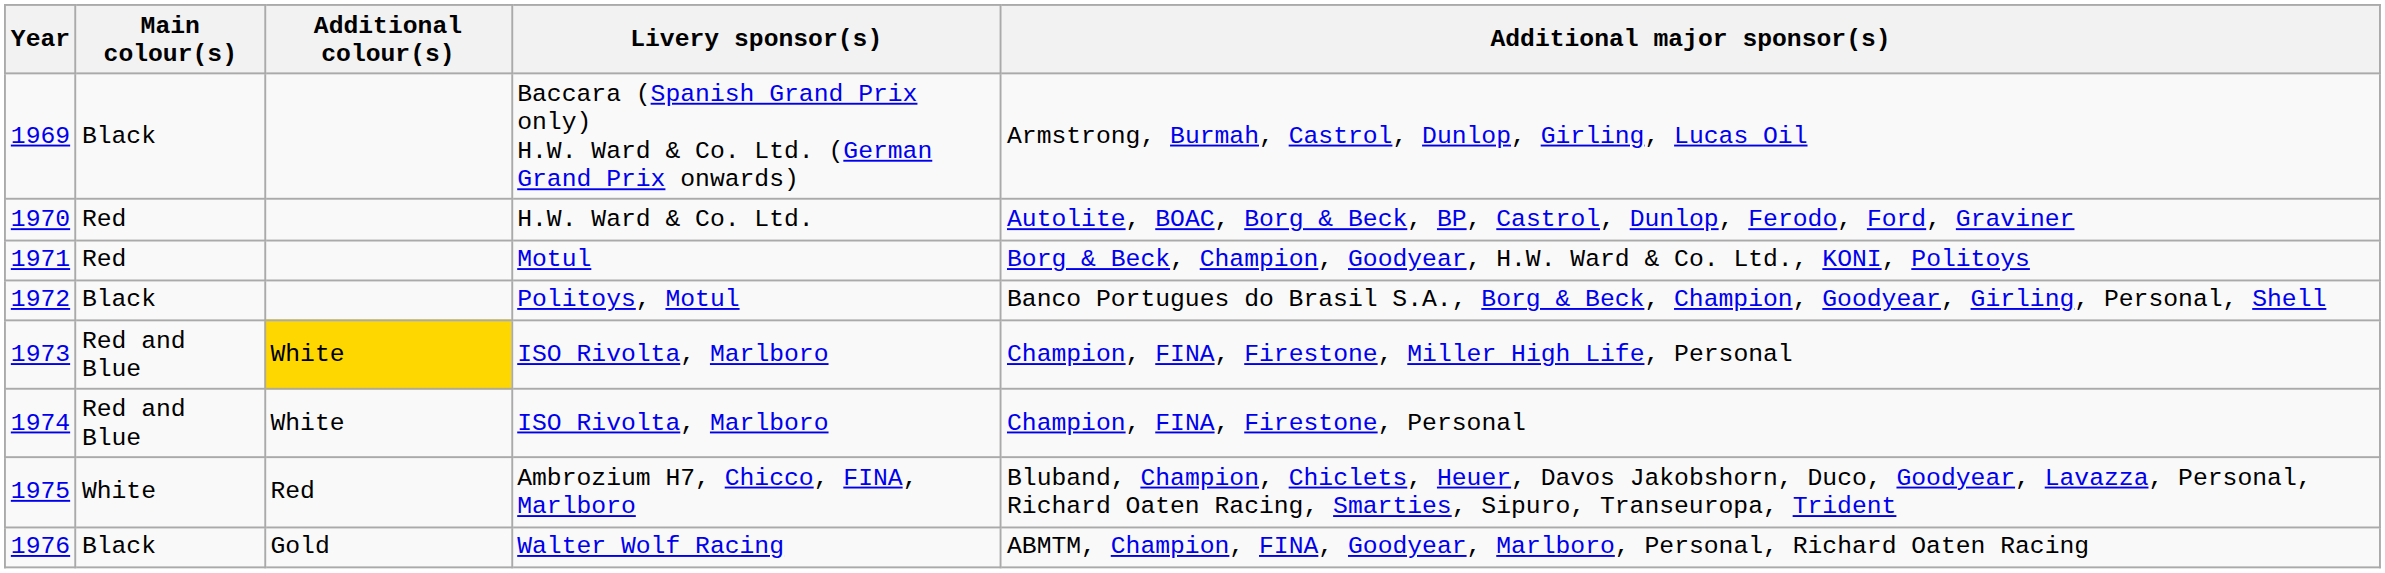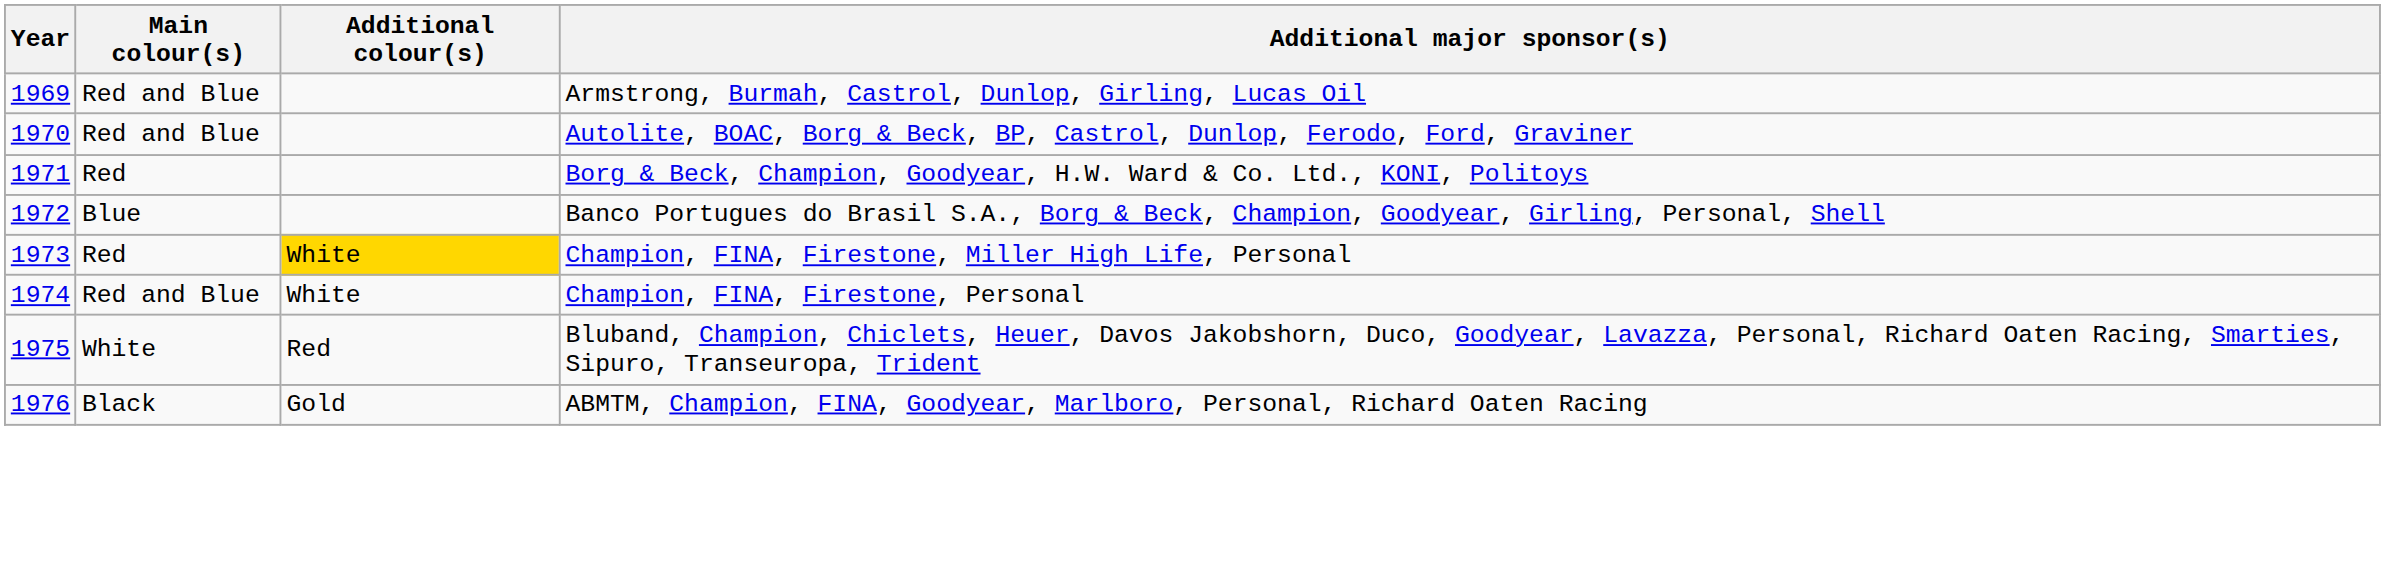- column: (756, 39)
(119, 137) Black -> (171, 94) Red and Blue
(104, 220) Red -> (171, 134) Red and Blue
(119, 300) Black -> (112, 215) Blue
(134, 355) Red and Blue -> (104, 255) Red
